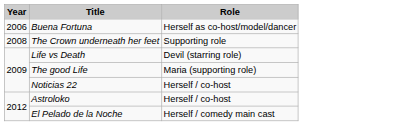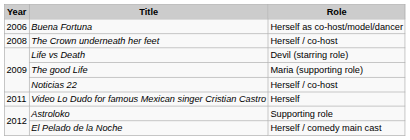(195, 41) Supporting role -> (304, 41) Herself / co-host
+ row: (149, 99)
(197, 99) Herself / co-host -> (302, 114) Supporting role
